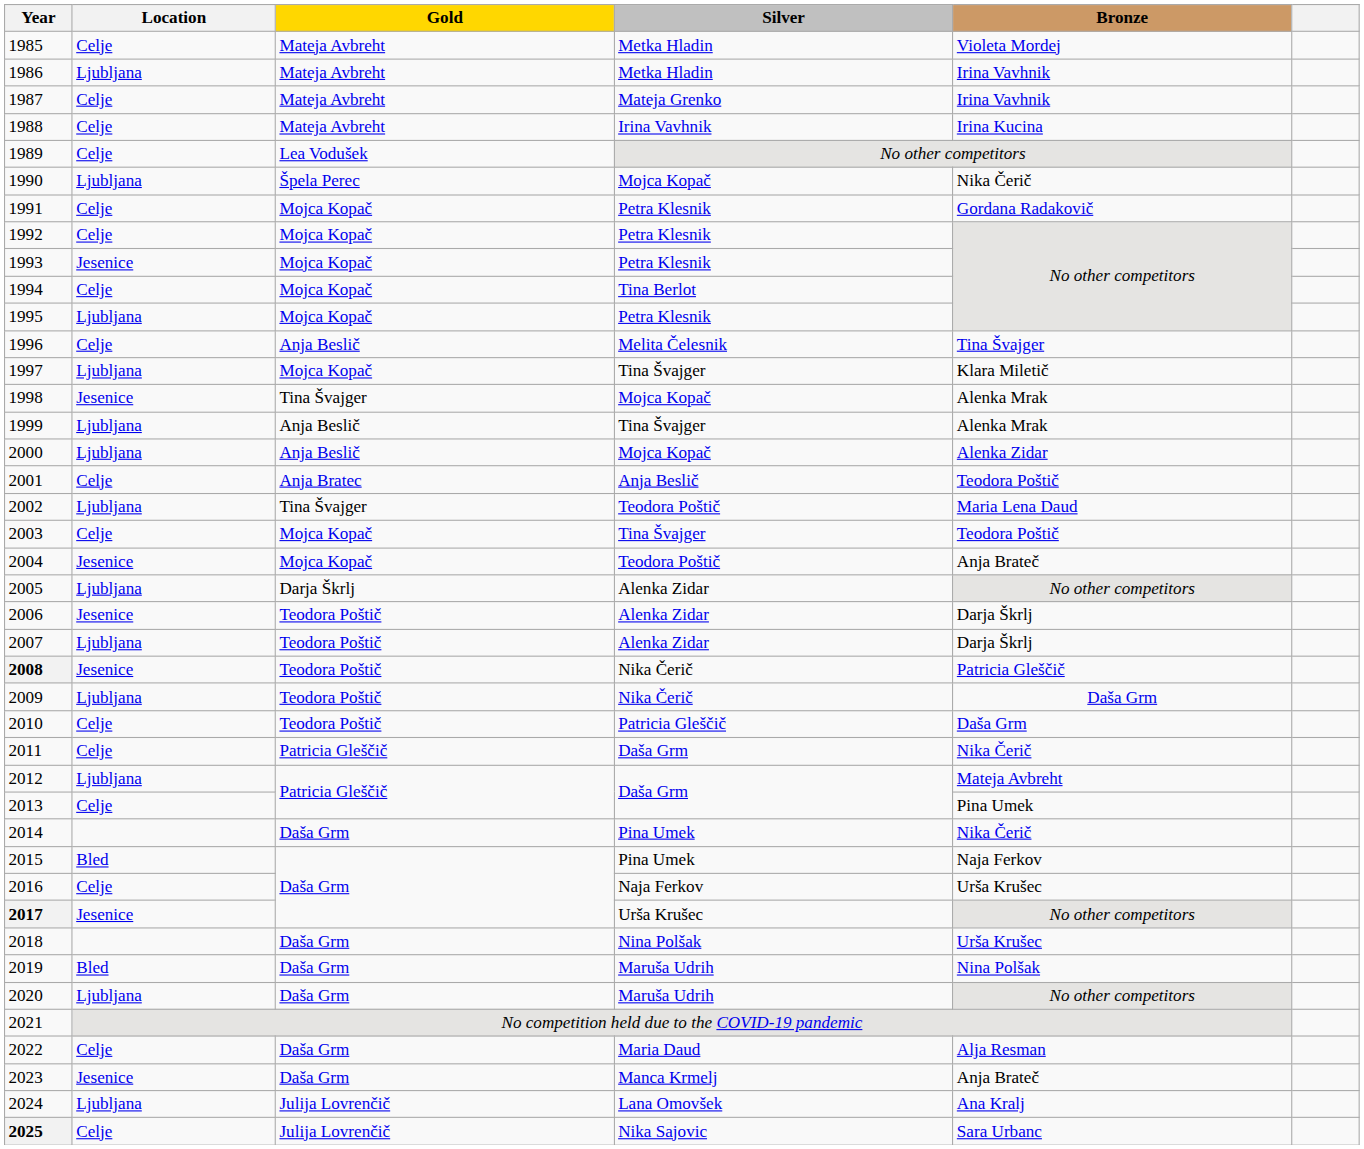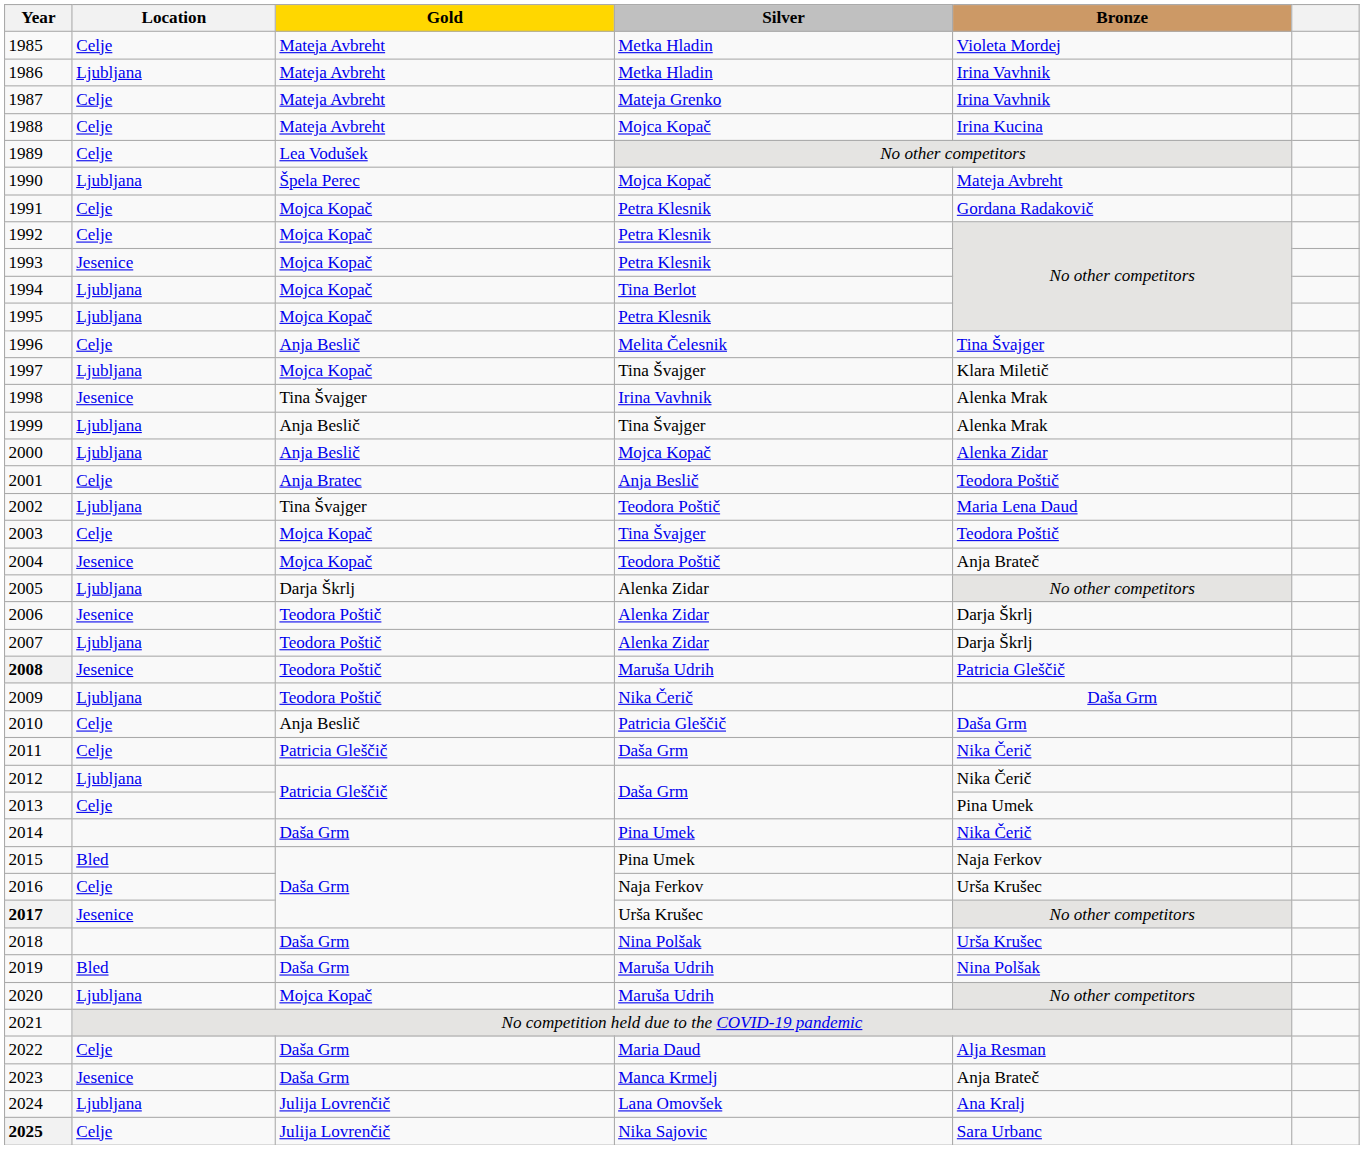(665, 126) Irina Vavhnik -> (664, 126) Mojca Kopač
(994, 180) Nika Čerič -> (1010, 180) Mateja Avbreht
(94, 289) Celje -> (109, 289) Ljubljana
(664, 398) Mojca Kopač -> (665, 398) Irina Vavhnik
(655, 669) Nika Čerič -> (666, 669) Maruša Udrih
(330, 724) Teodora Poštič -> (320, 724) Anja Beslič
(1010, 778) Mateja Avbreht -> (994, 778) Nika Čerič
(314, 995) Daša Grm -> (326, 995) Mojca Kopač
